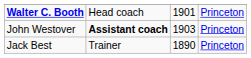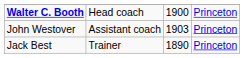(184, 13) 1901 -> (177, 13) 1900
(128, 29) bold -> (125, 29) normal
